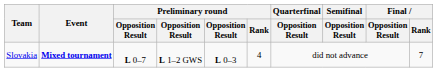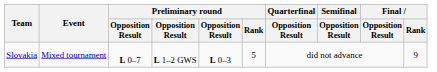(76, 55) bold -> (74, 55) normal
(259, 55) 4 -> (254, 55) 5
(421, 55) 7 -> (416, 55) 9
